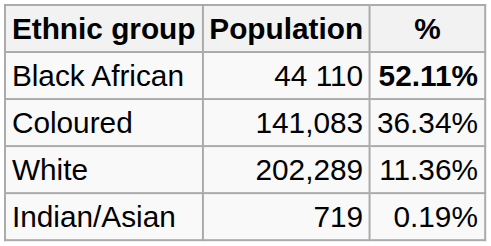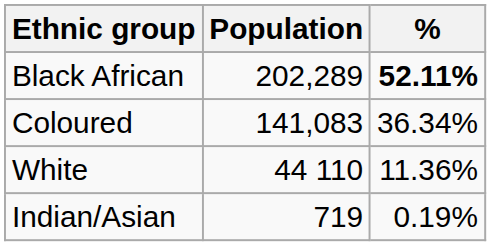(319, 76) 44 110 -> (309, 76) 202,289
(309, 170) 202,289 -> (319, 170) 44 110
